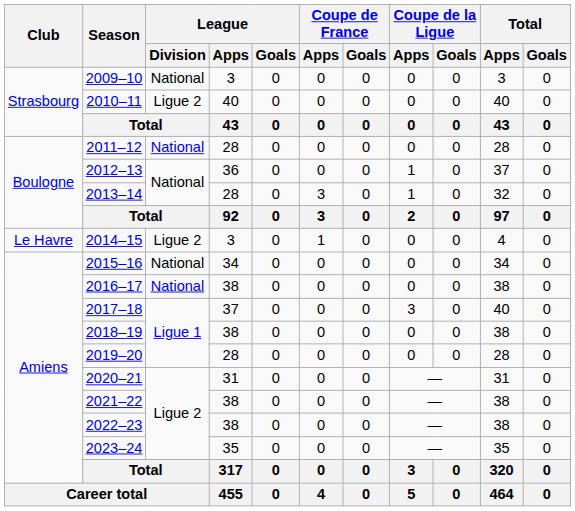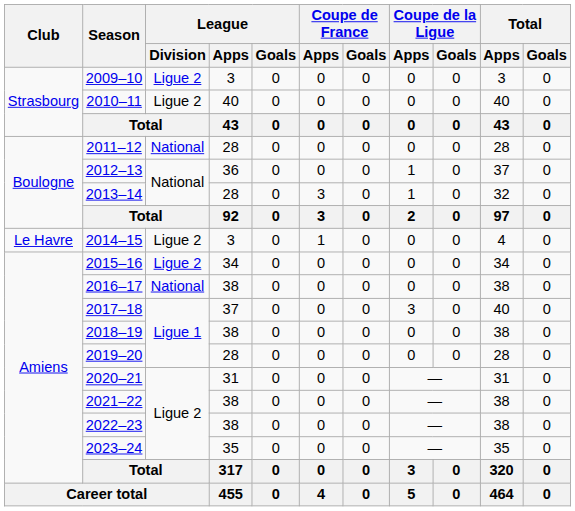(177, 78) National -> (177, 78) Ligue 2
(177, 263) National -> (177, 263) Ligue 2
